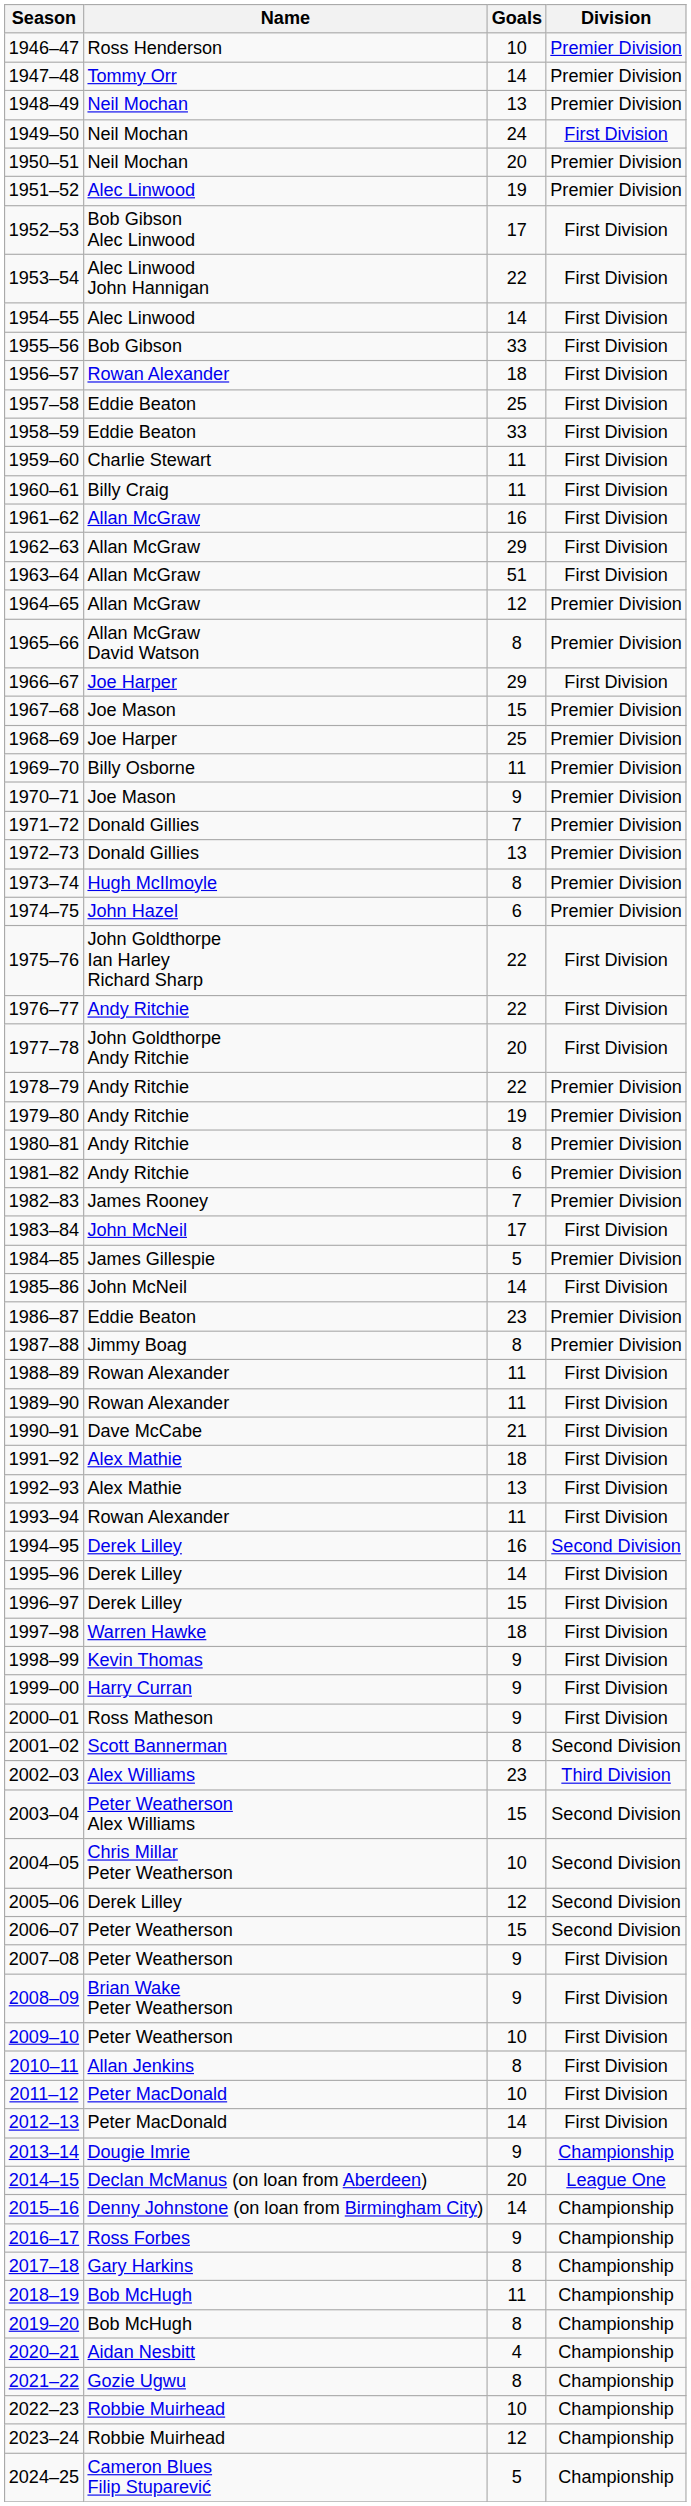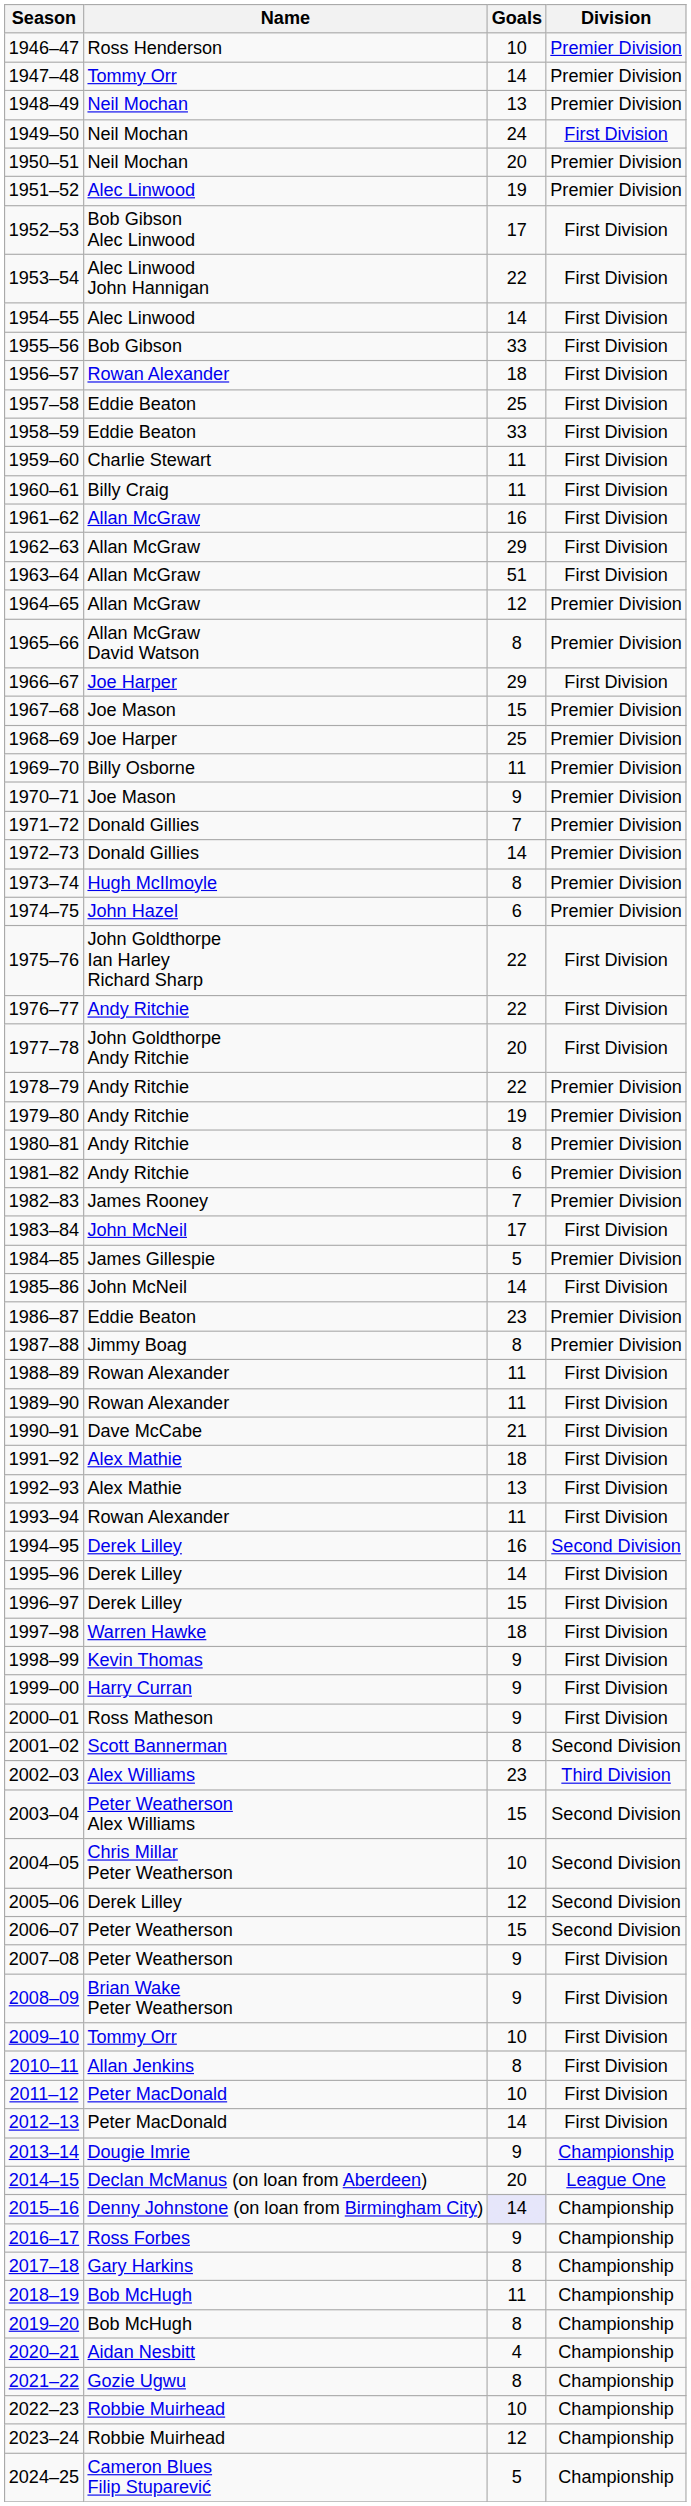(517, 854) 13 -> (517, 854) 14
(160, 2037) Peter Weatherson -> (132, 2037) Tommy Orr
(517, 2209) no background -> (517, 2209) lavender background
